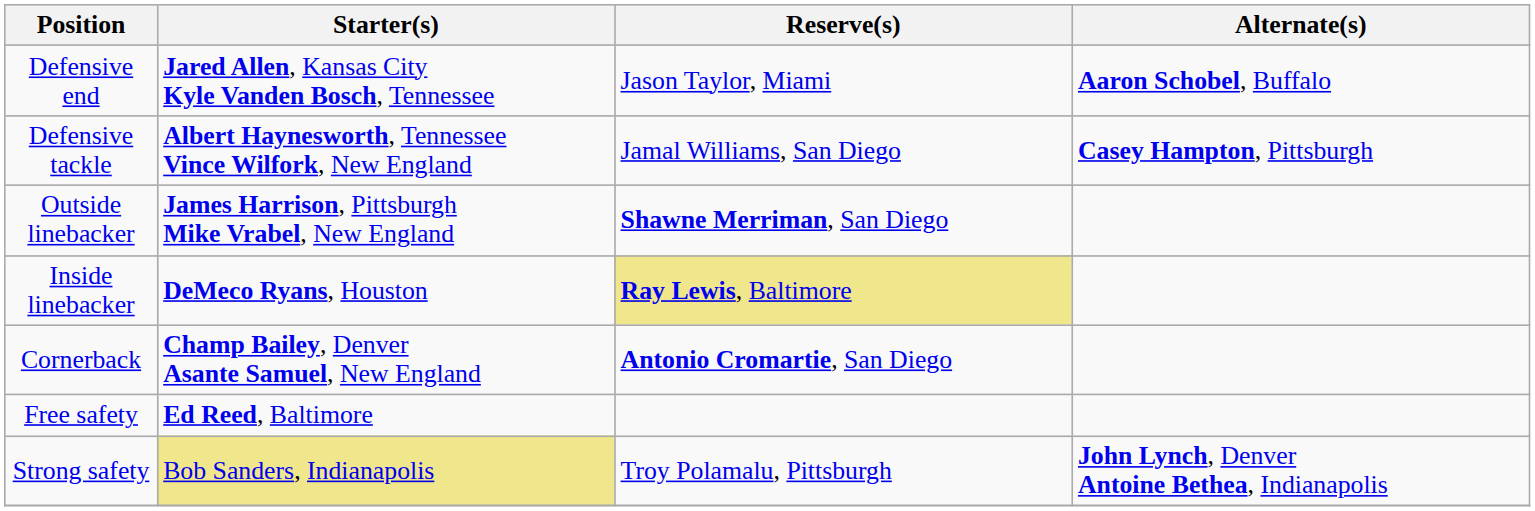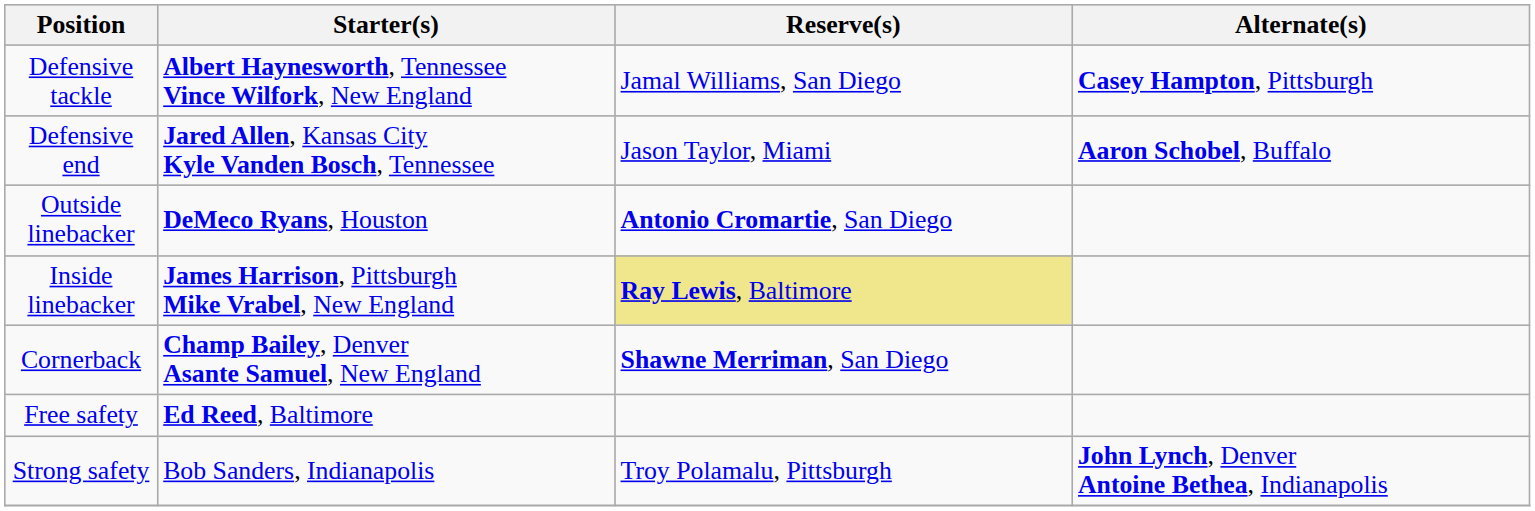rows swapped: (81, 80) <-> (81, 150)
(310, 219) James Harrison, Pittsburgh Mike Vrabel, New England -> (295, 219) DeMeco Ryans, Houston
(784, 219) Shawne Merriman, San Diego -> (786, 219) Antonio Cromartie, San Diego
(295, 289) DeMeco Ryans, Houston -> (310, 289) James Harrison, Pittsburgh Mike Vrabel, New England
(786, 359) Antonio Cromartie, San Diego -> (784, 359) Shawne Merriman, San Diego
(299, 470) khaki background -> (299, 470) no background
